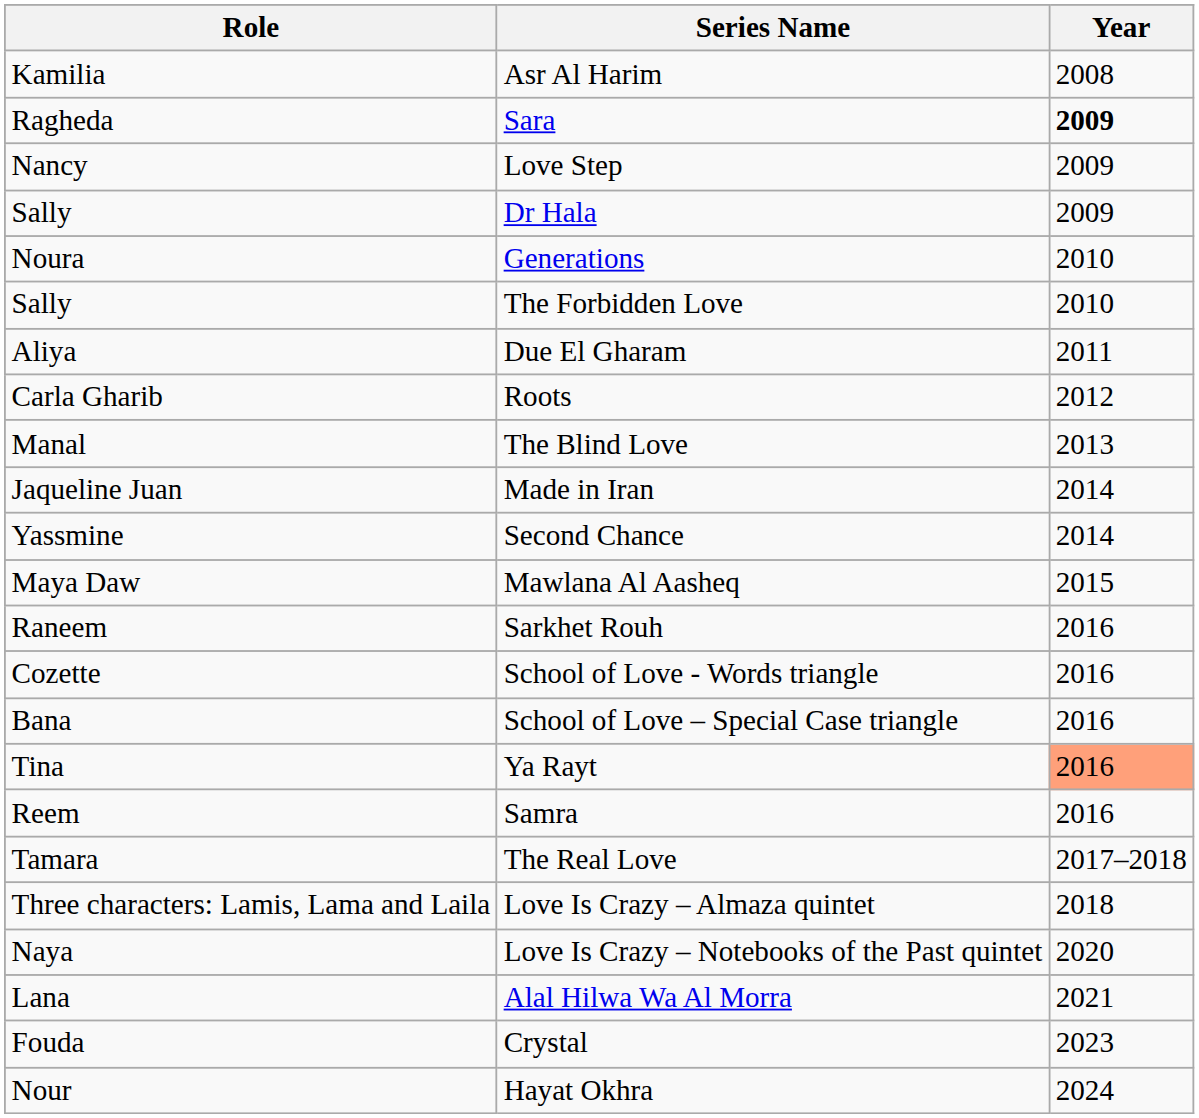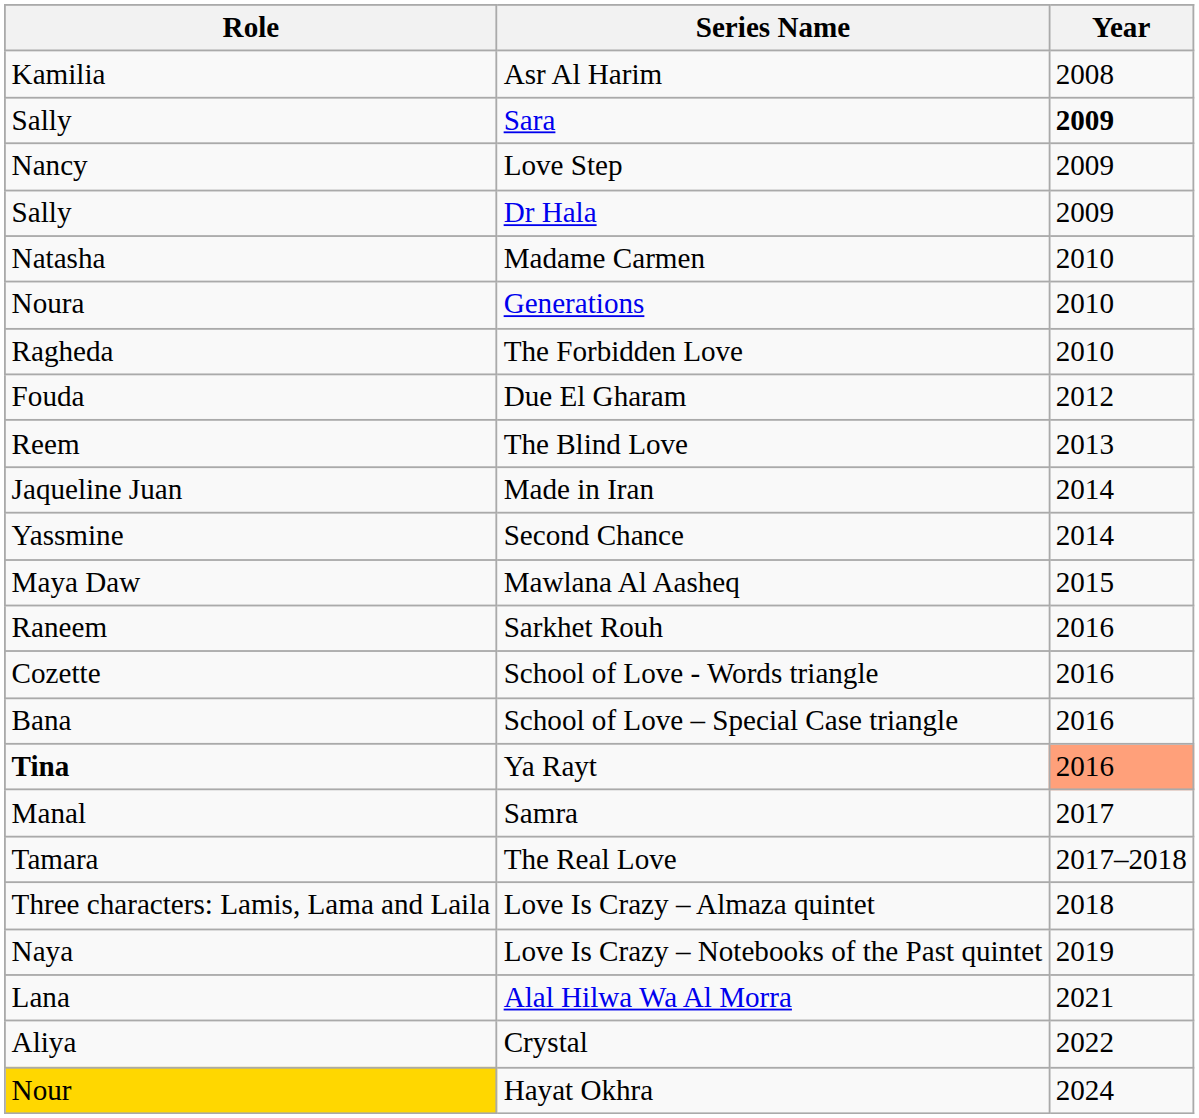(63, 119) Ragheda -> (42, 119) Sally
+ row: (604, 258)
(42, 304) Sally -> (63, 350) Ragheda
(44, 350) Aliya -> (48, 397) Fouda
(1084, 350) 2011 -> (1085, 397) 2012
- row: (538, 397)
(49, 443) Manal -> (46, 443) Reem
(38, 766) normal -> (40, 766) bold
(46, 812) Reem -> (49, 812) Manal
(1085, 812) 2016 -> (1085, 812) 2017
(1085, 951) 2020 -> (1085, 951) 2019
(48, 1043) Fouda -> (44, 1043) Aliya
(1085, 1043) 2023 -> (1085, 1043) 2022
(42, 1089) no background -> (42, 1089) gold background
